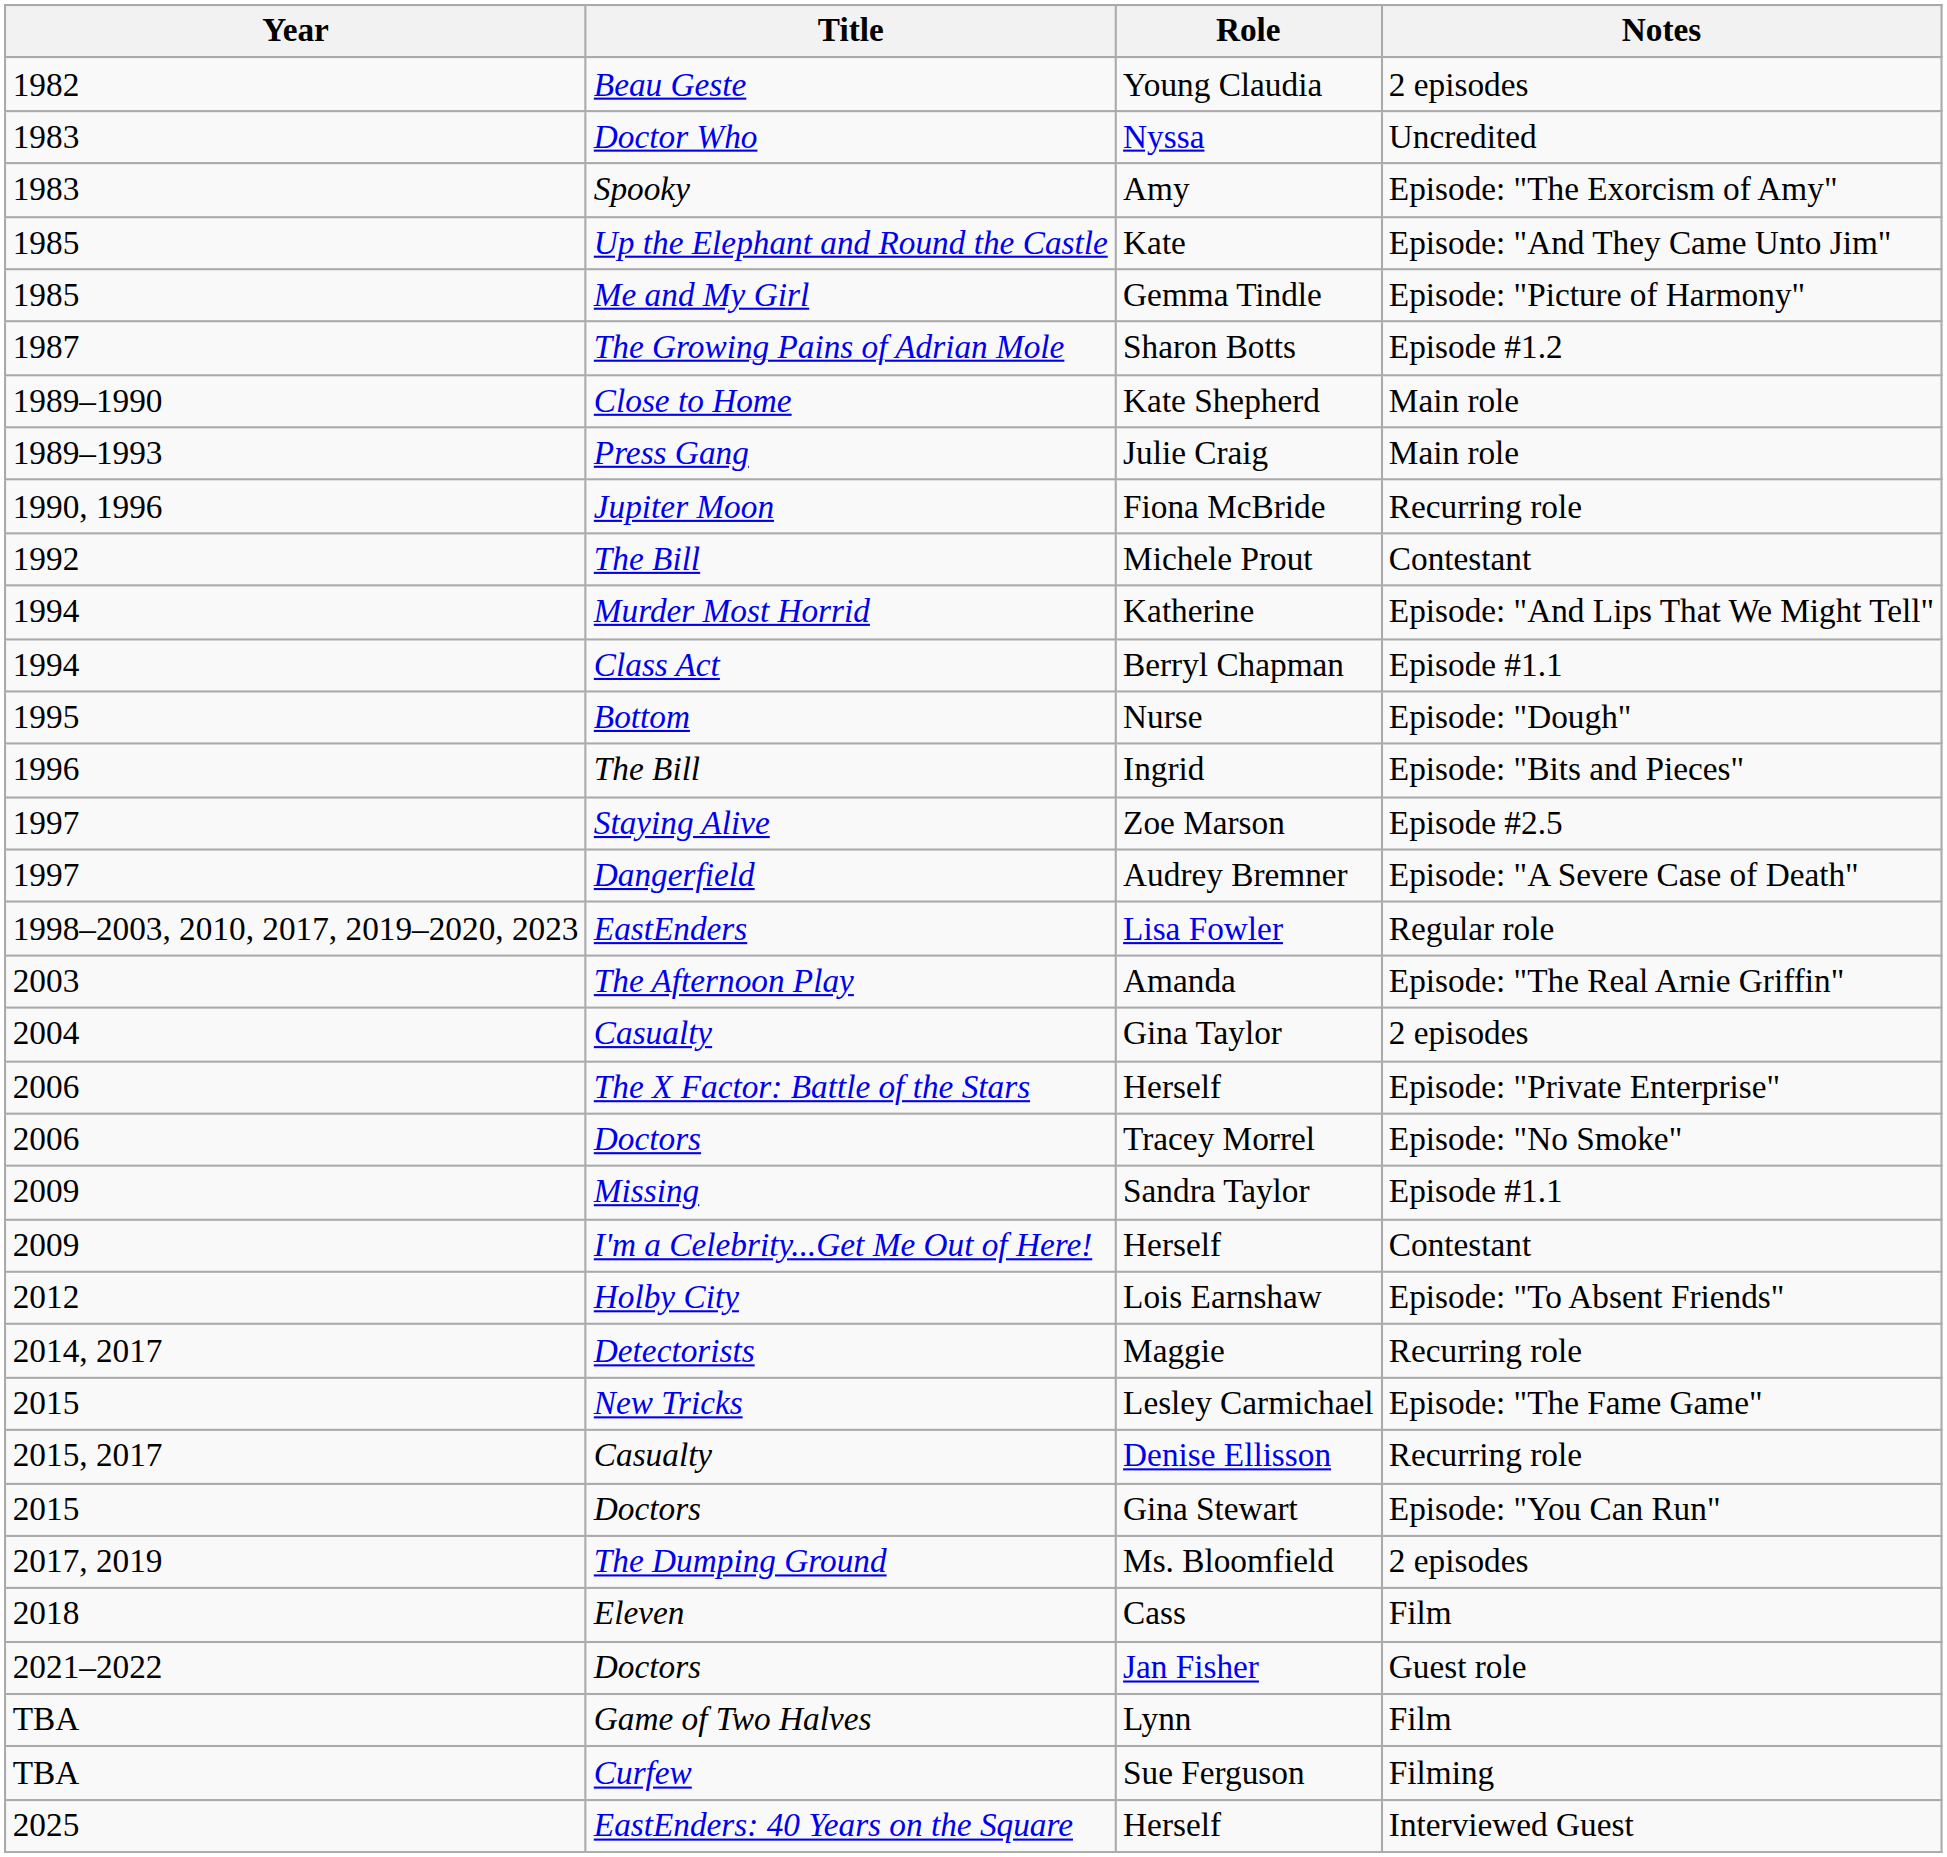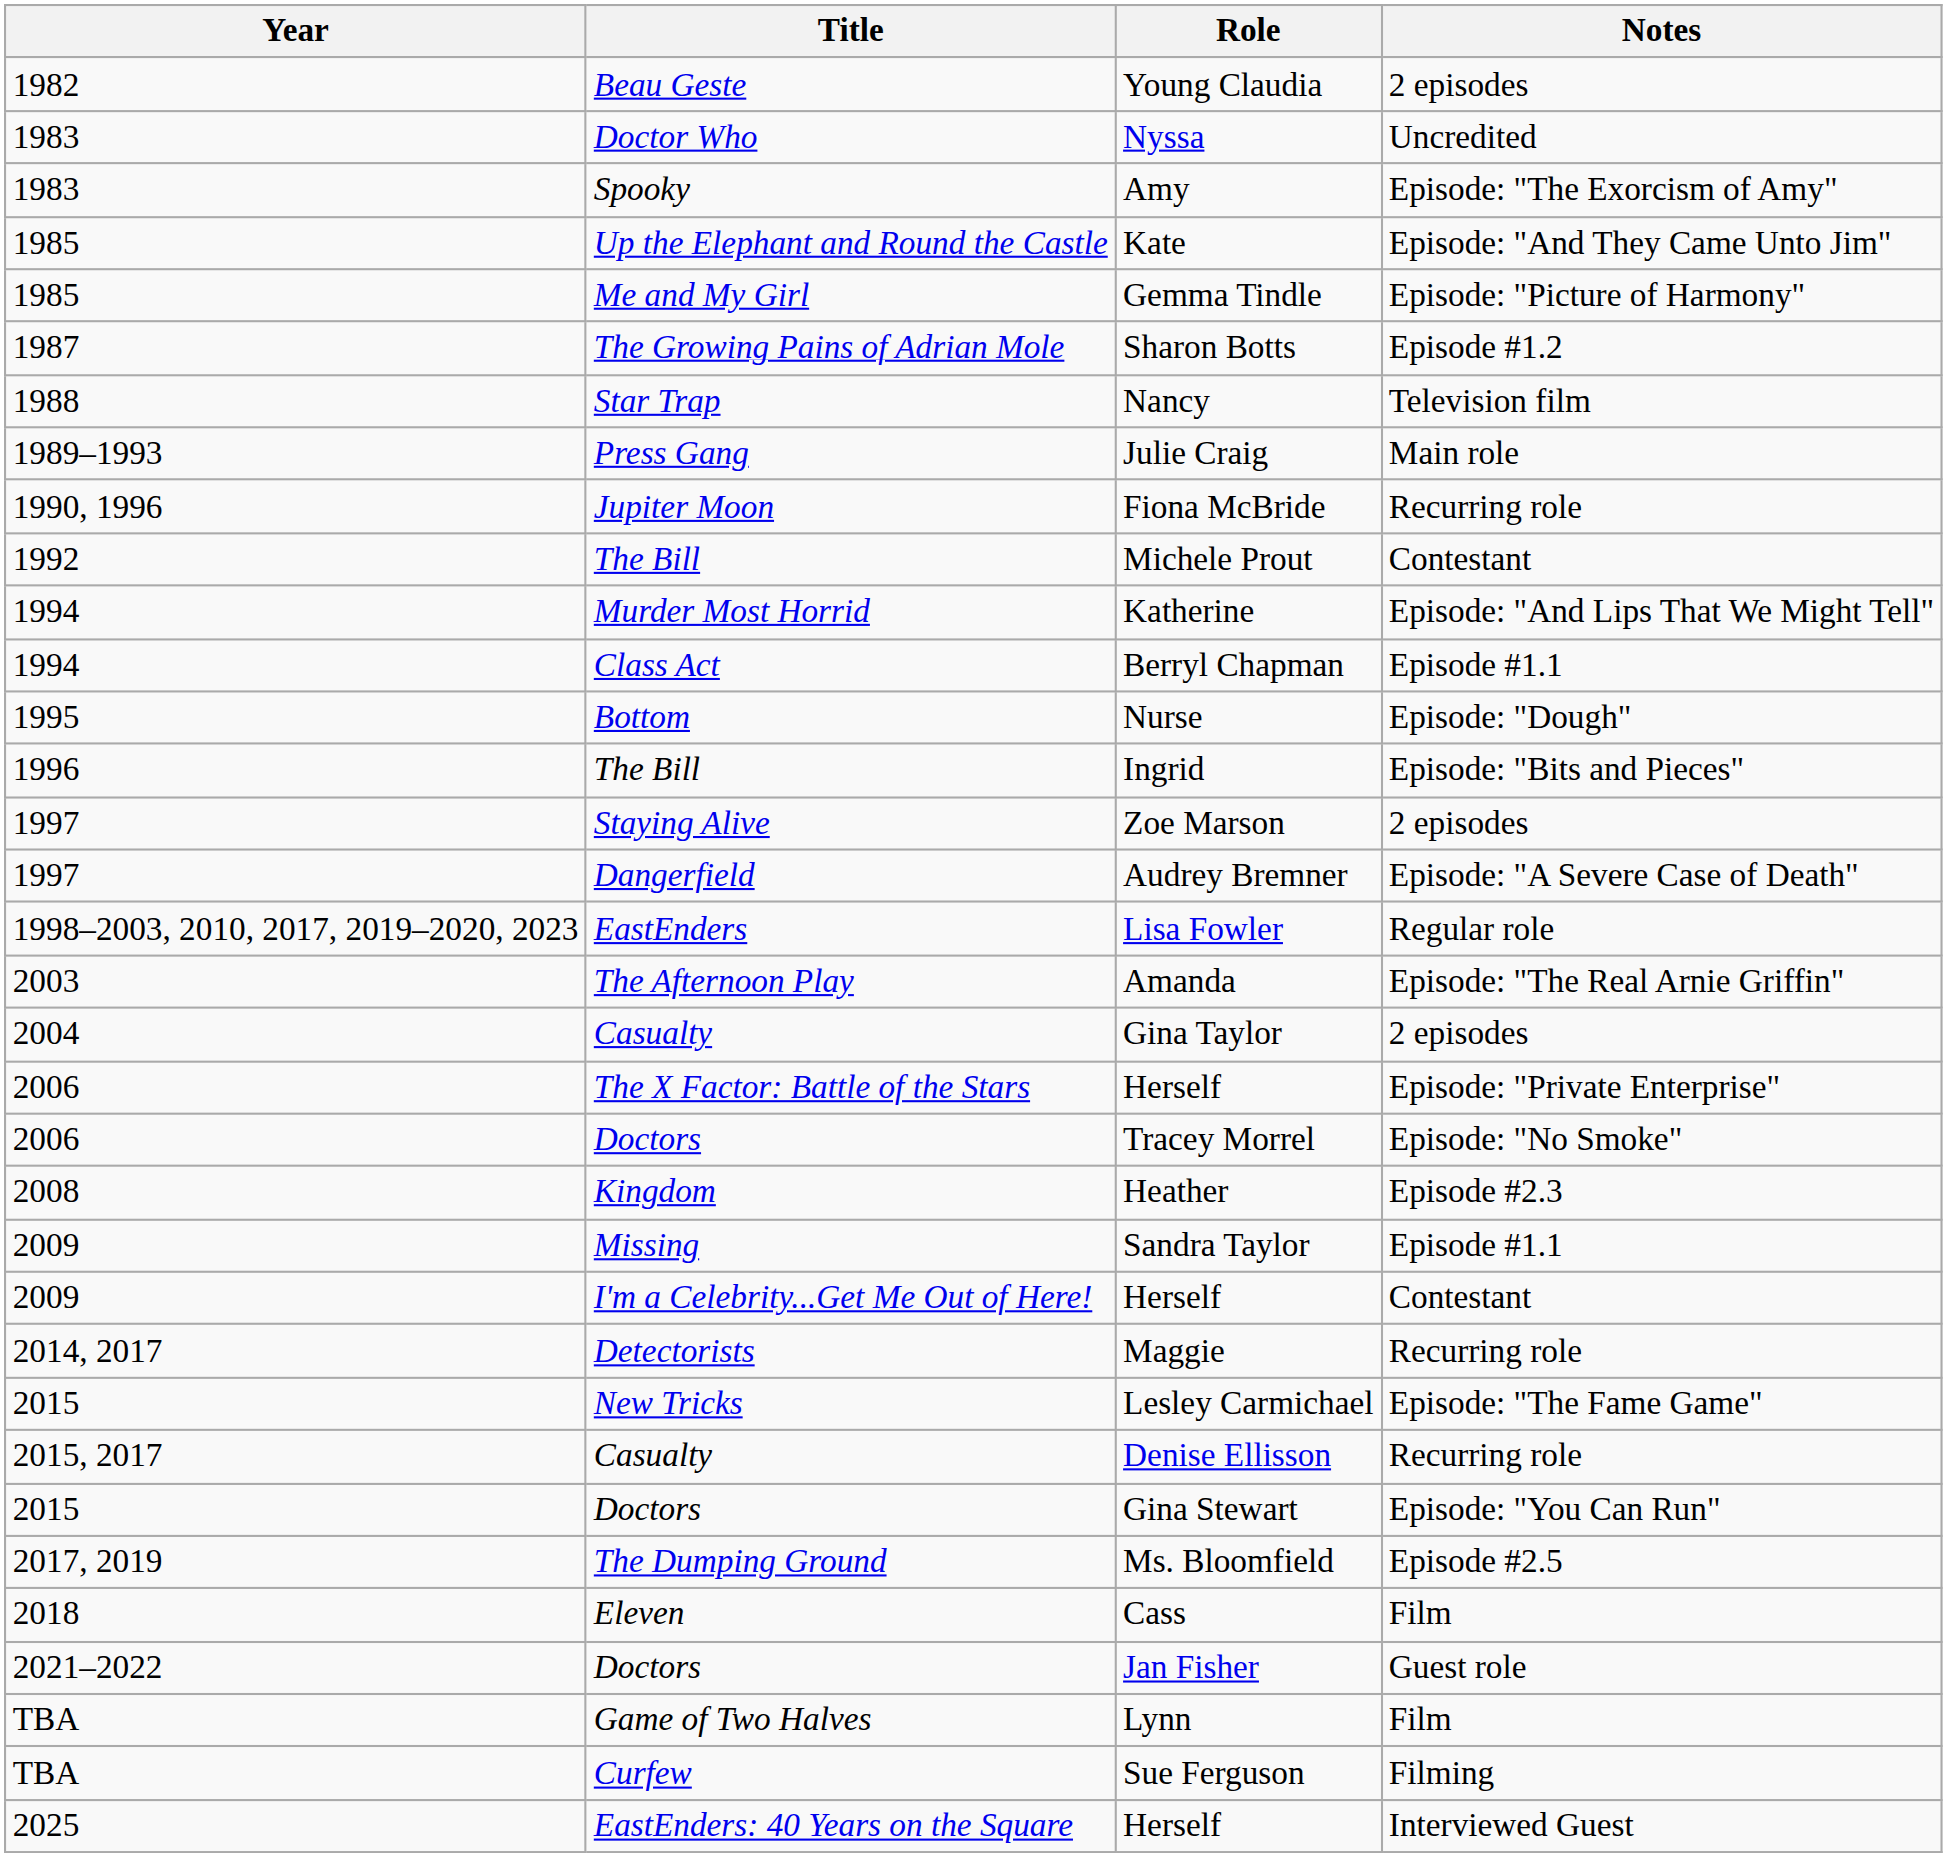+ row: (657, 400)
- row: (693, 400)
(1476, 822) Episode #2.5 -> (1459, 822) 2 episodes
+ row: (655, 1192)
- row: (666, 1297)
(1459, 1561) 2 episodes -> (1476, 1561) Episode #2.5
